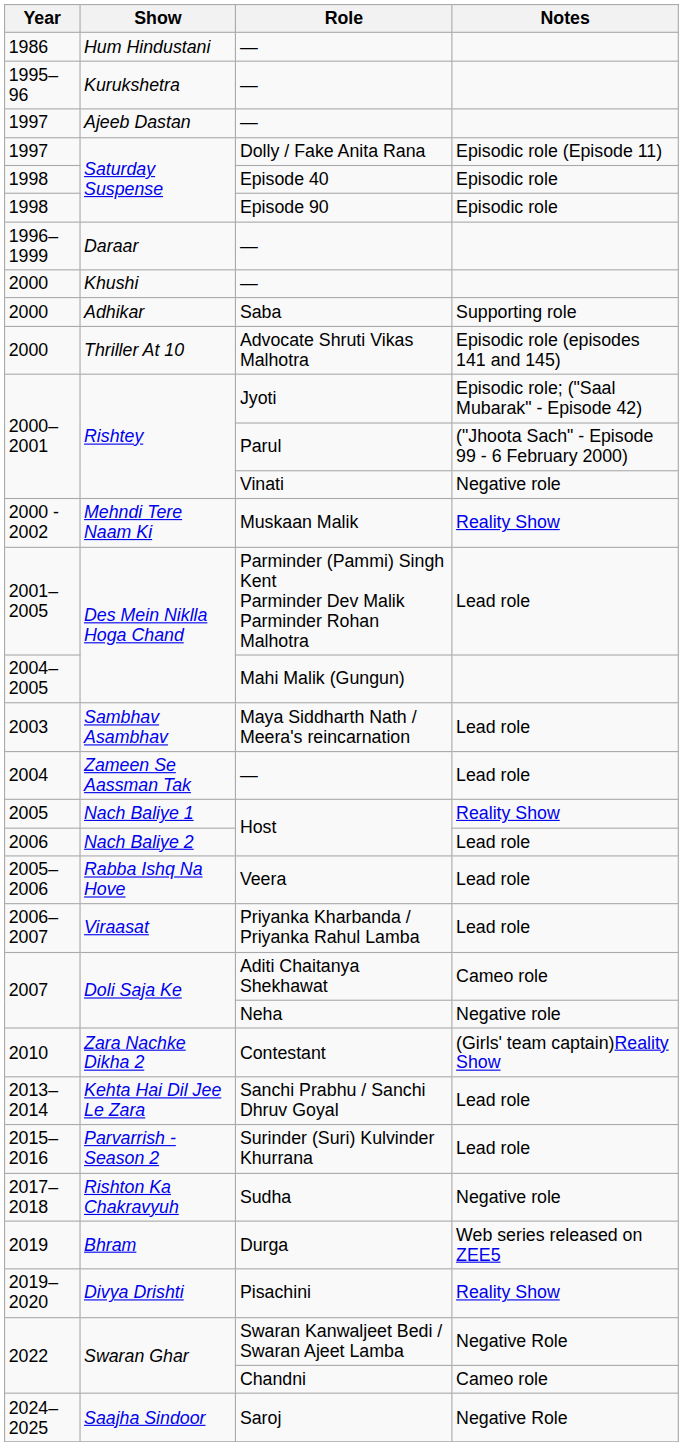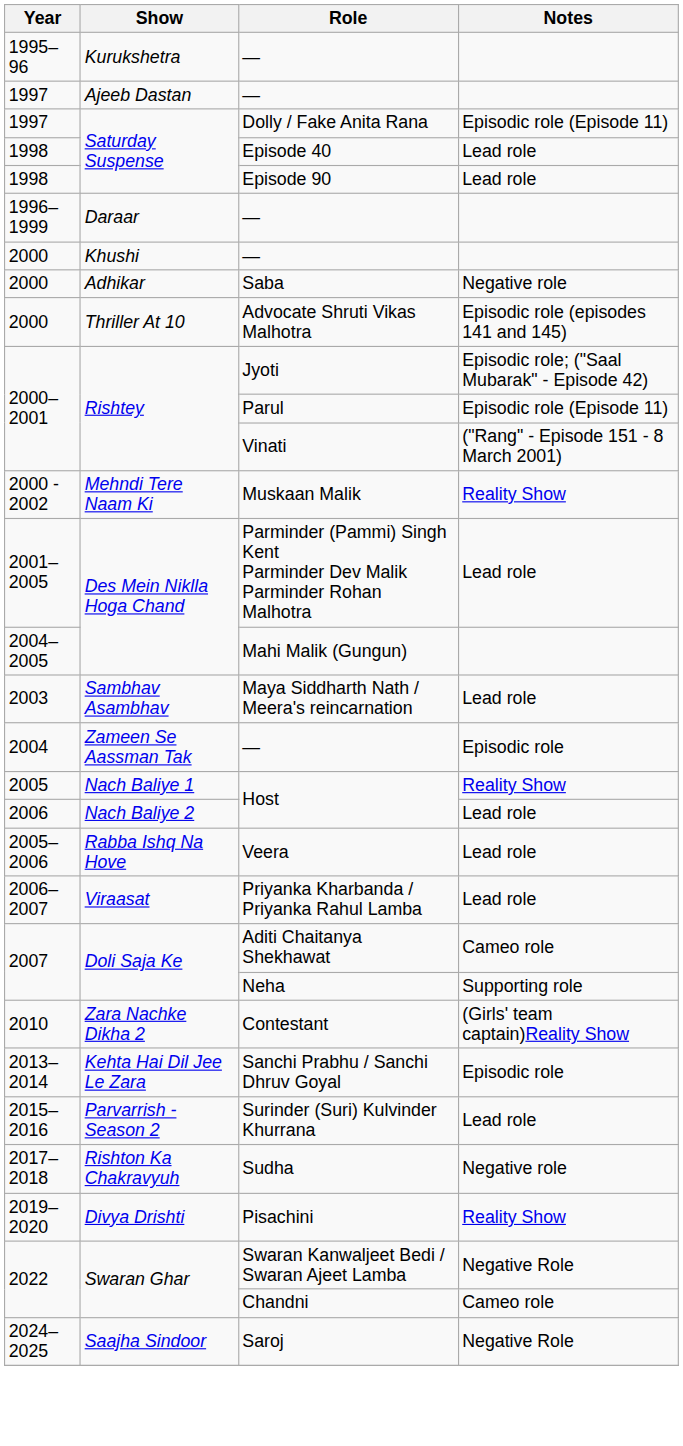- row: (147, 46)
(507, 179) Episodic role -> (499, 151) Lead role
(507, 207) Episodic role -> (499, 179) Lead role
(516, 312) Supporting role -> (515, 283) Negative role
(555, 446) ("Jhoota Sach" - Episode 99 - 6 February 2000) -> (565, 408) Episodic role (Episode 11)
(508, 484) Negative role -> (563, 446) ("Rang" - Episode 151 - 8 March 2001)
(493, 775) Lead role -> (513, 747) Episodic role
(508, 1014) Negative role -> (522, 986) Supporting role
(493, 1100) Lead role -> (513, 1072) Episodic role
- row: (110, 1244)
